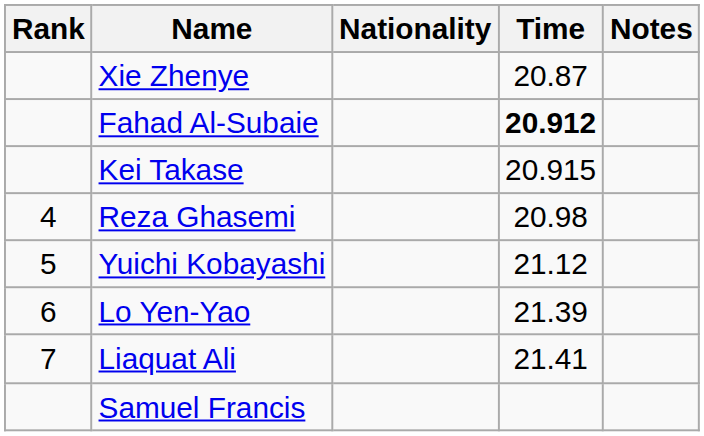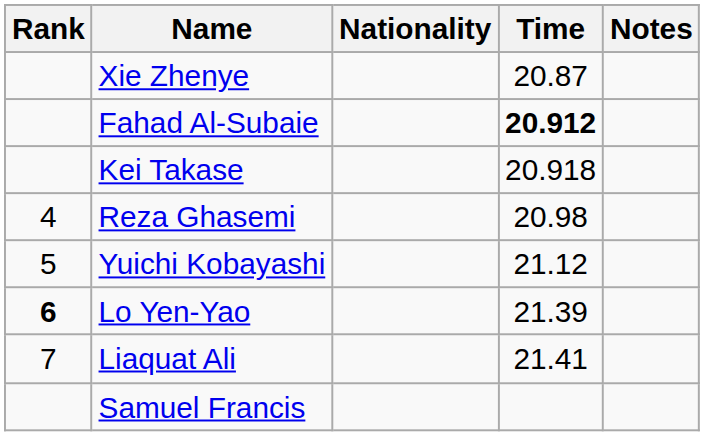(551, 170) 20.915 -> (551, 170) 20.918
(48, 312) normal -> (48, 312) bold
